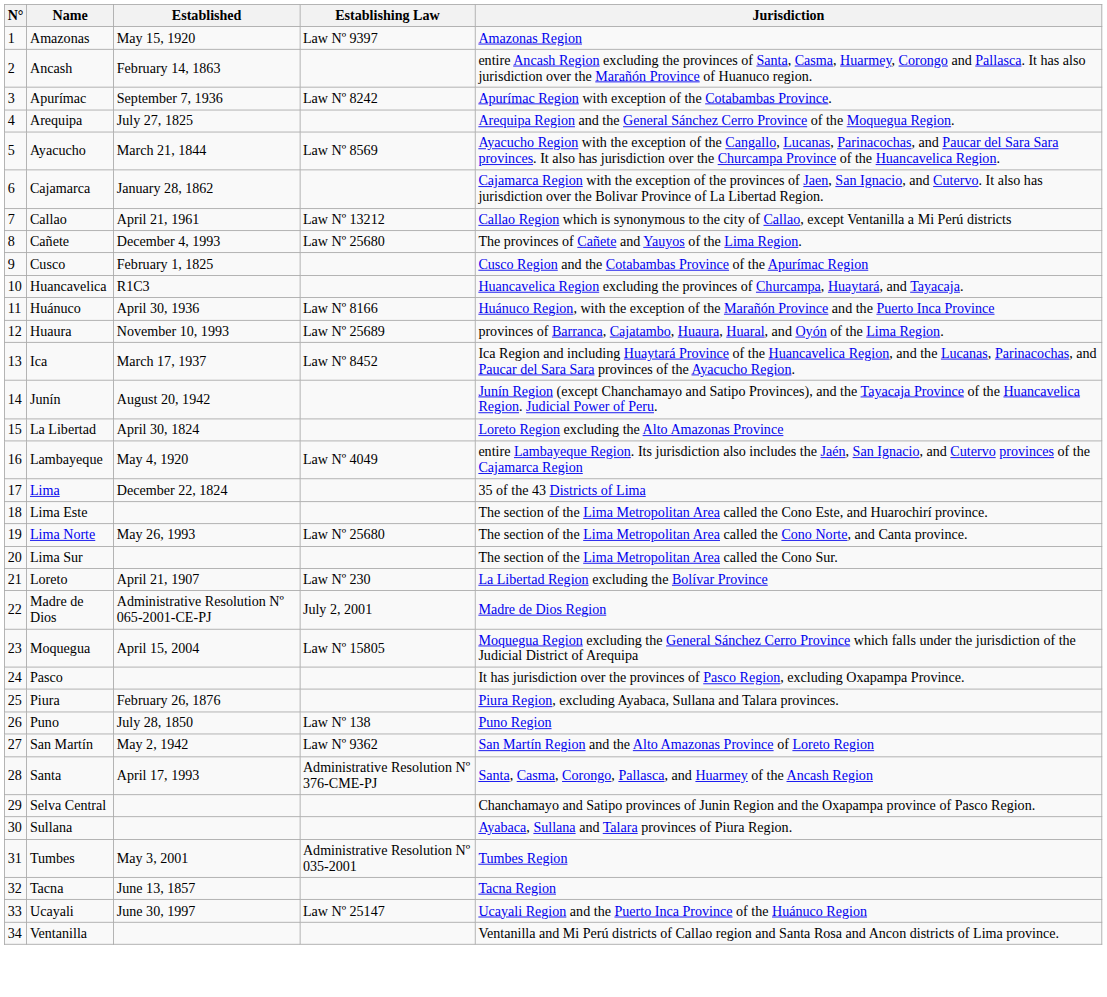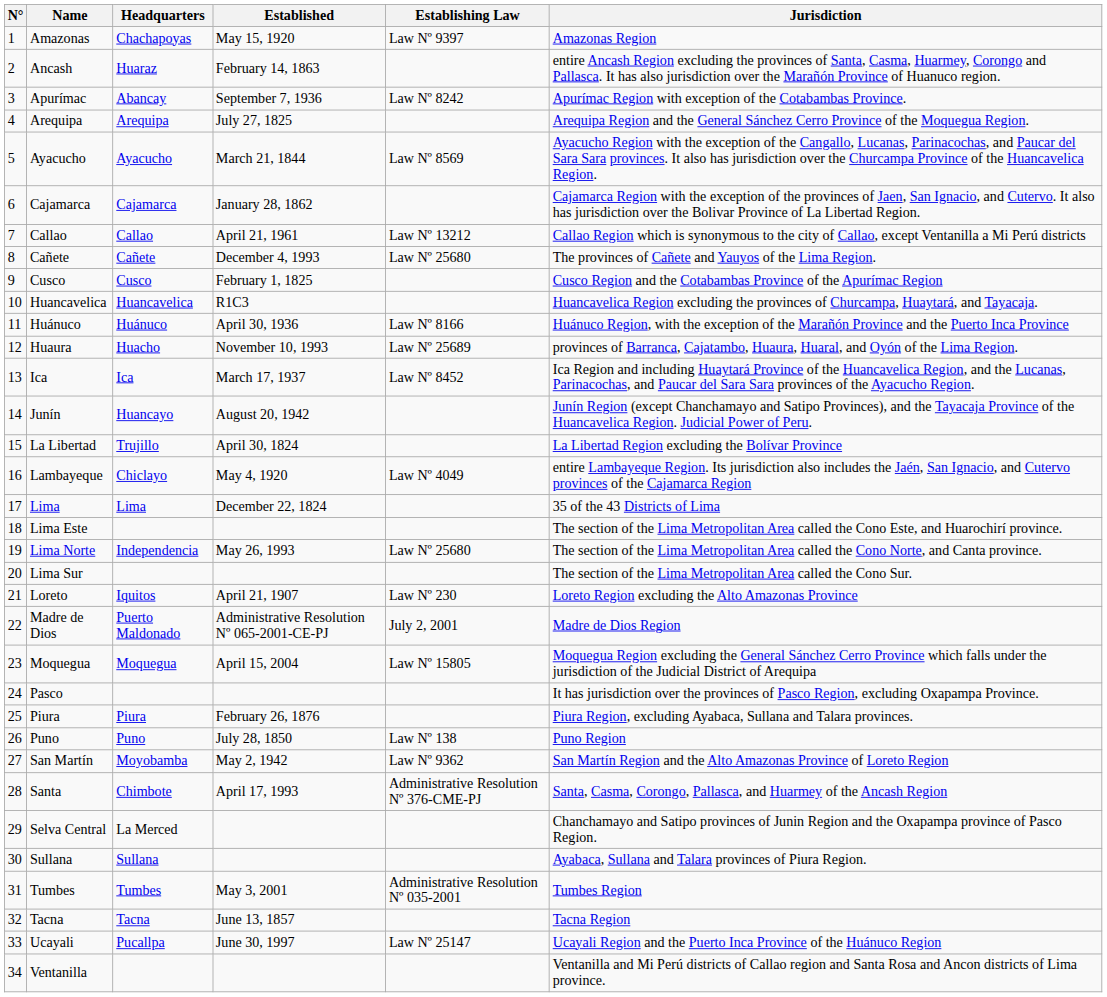+ column: (163, 15)
(631, 429) Loreto Region excluding the Alto Amazonas Province -> (697, 445) La Libertad Region excluding the Bolívar Province
(623, 579) La Libertad Region excluding the Bolívar Province -> (705, 595) Loreto Region excluding the Alto Amazonas Province
